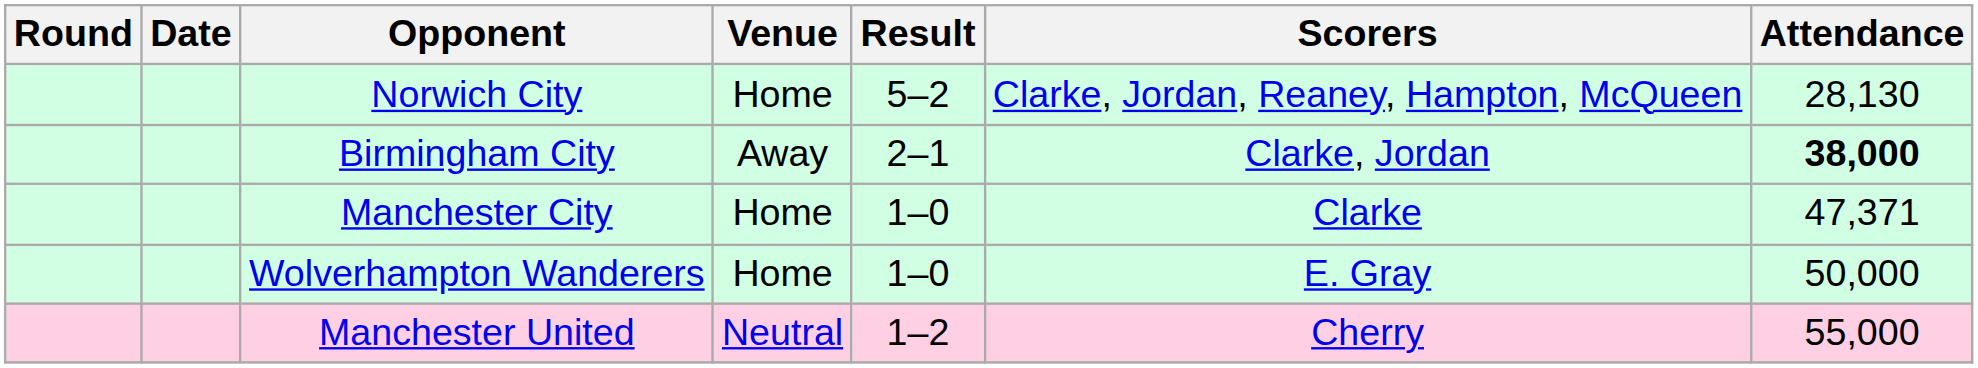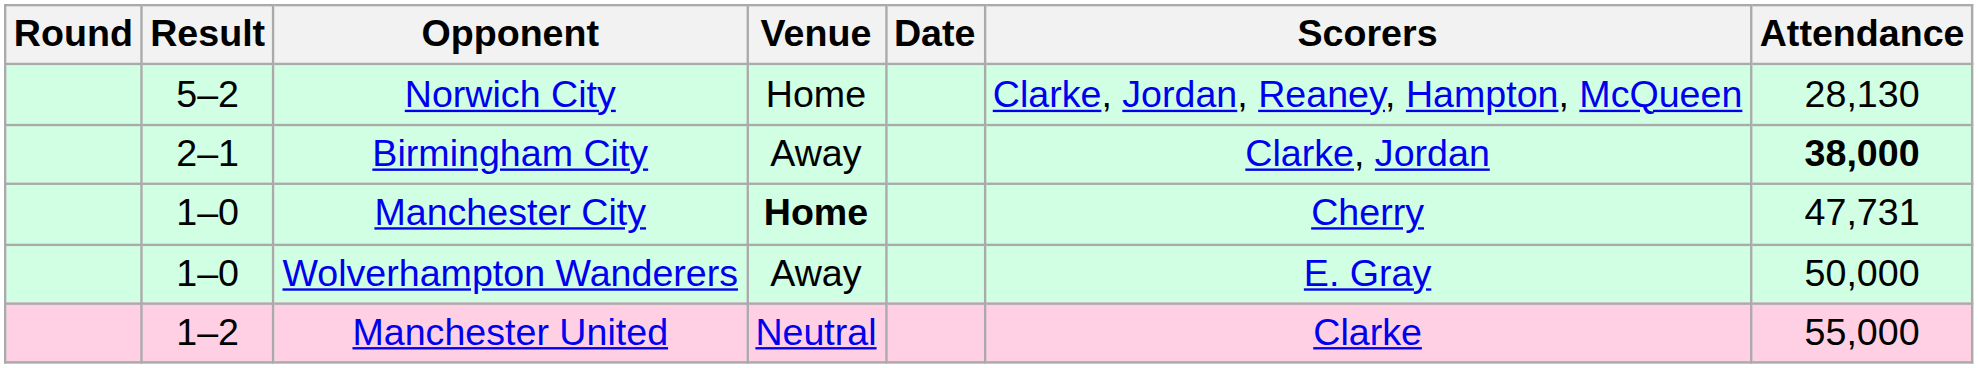columns swapped: (191, 34) <-> (918, 34)
(783, 213) normal -> (816, 213) bold
(1368, 213) Clarke -> (1368, 213) Cherry
(1862, 213) 47,371 -> (1862, 213) 47,731
(783, 272) Home -> (816, 272) Away
(1368, 332) Cherry -> (1368, 332) Clarke
